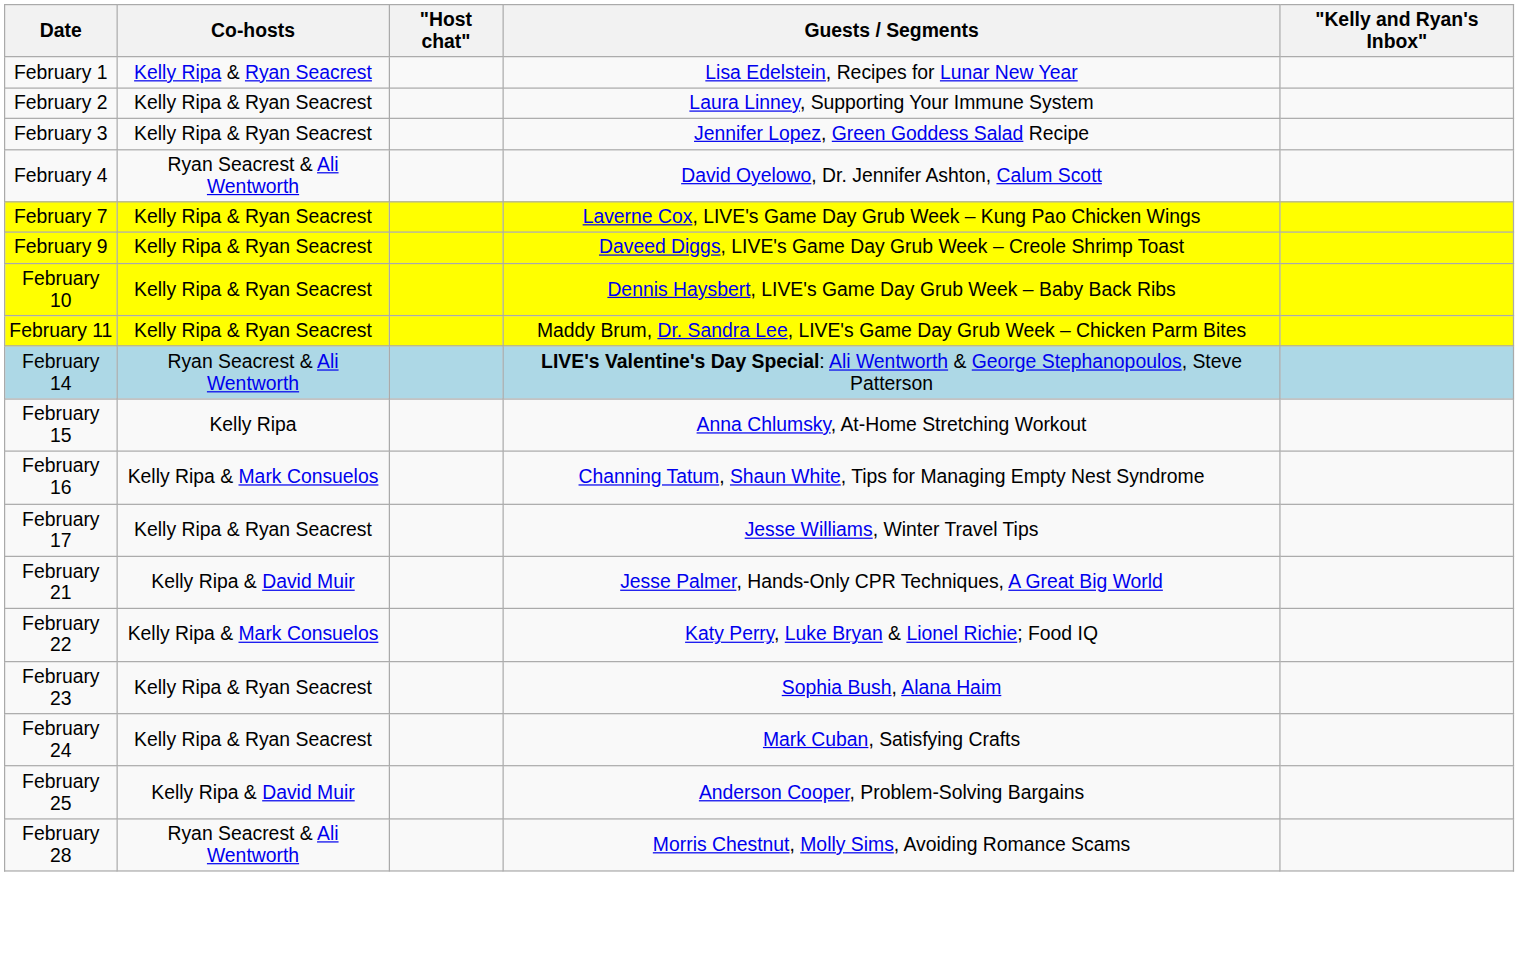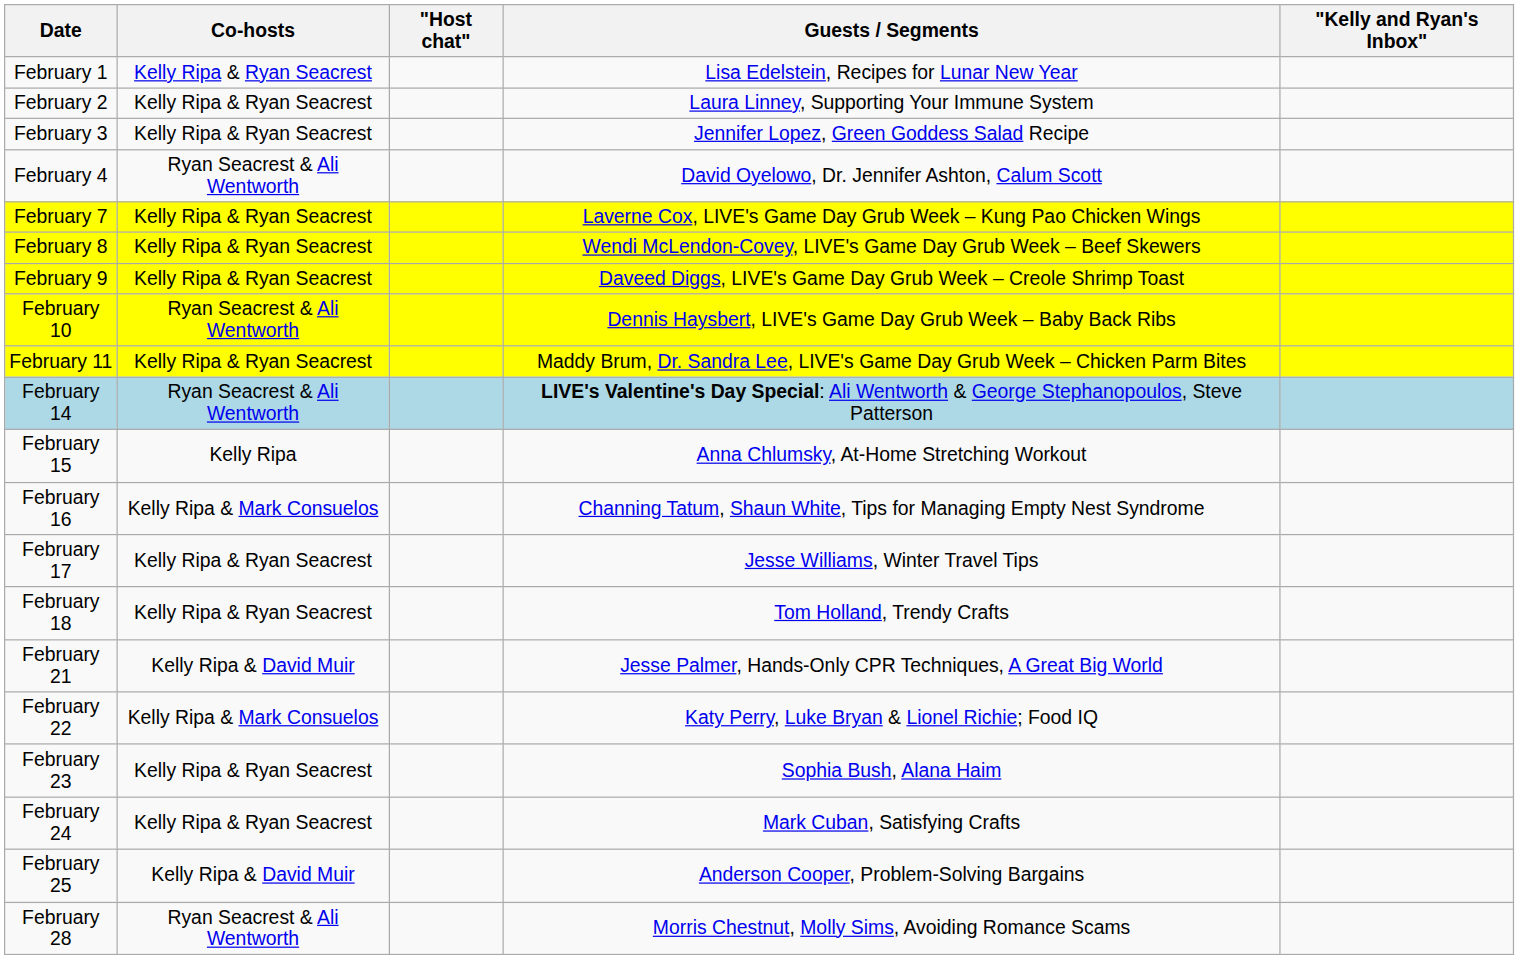+ row: (61, 247)
(253, 289) Kelly Ripa & Ryan Seacrest -> (253, 319) Ryan Seacrest & Ali Wentworth
+ row: (61, 613)
